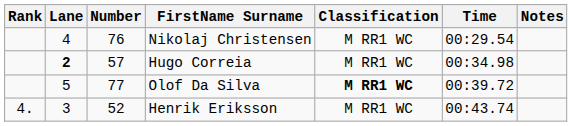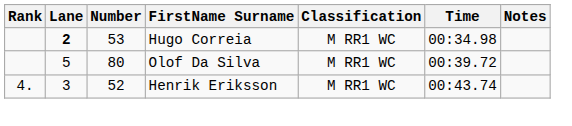- row: (230, 40)
(116, 63) 57 -> (116, 40) 53
(116, 86) 77 -> (116, 63) 80
(378, 86) bold -> (361, 63) normal
